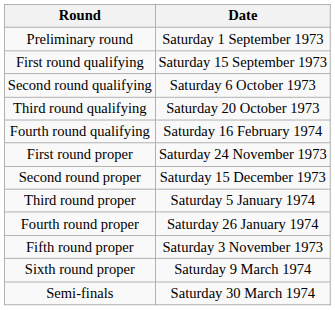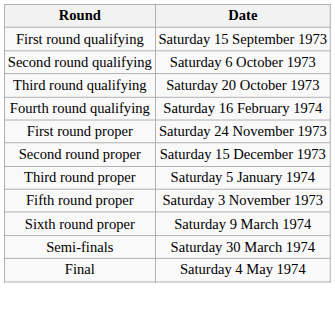- row: (80, 39)
- row: (80, 223)
+ row: (80, 270)
